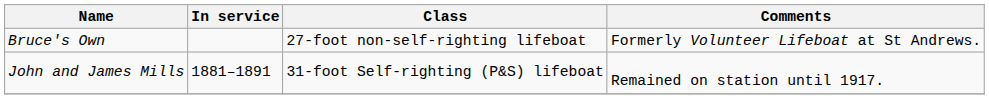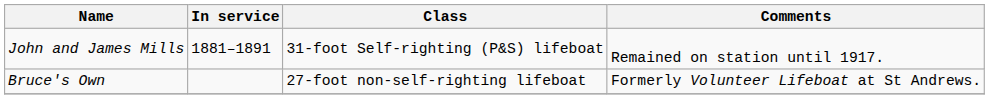rows swapped: (57, 40) <-> (96, 73)
